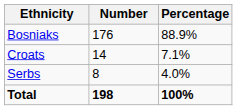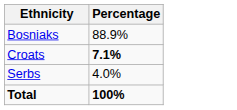- column: (124, 14)
(176, 54) normal -> (107, 54) bold
